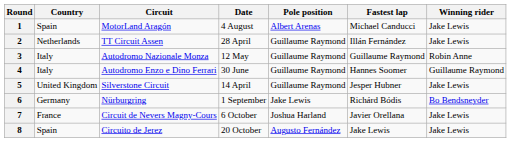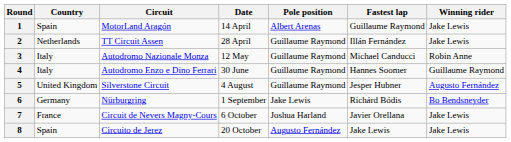(237, 26) 4 August -> (236, 26) 14 April
(382, 26) Michael Canducci -> (387, 26) Guillaume Raymond
(387, 55) Guillaume Raymond -> (382, 55) Michael Canducci
(236, 85) 14 April -> (237, 85) 4 August
(449, 85) Jake Lewis -> (464, 85) Augusto Fernández
